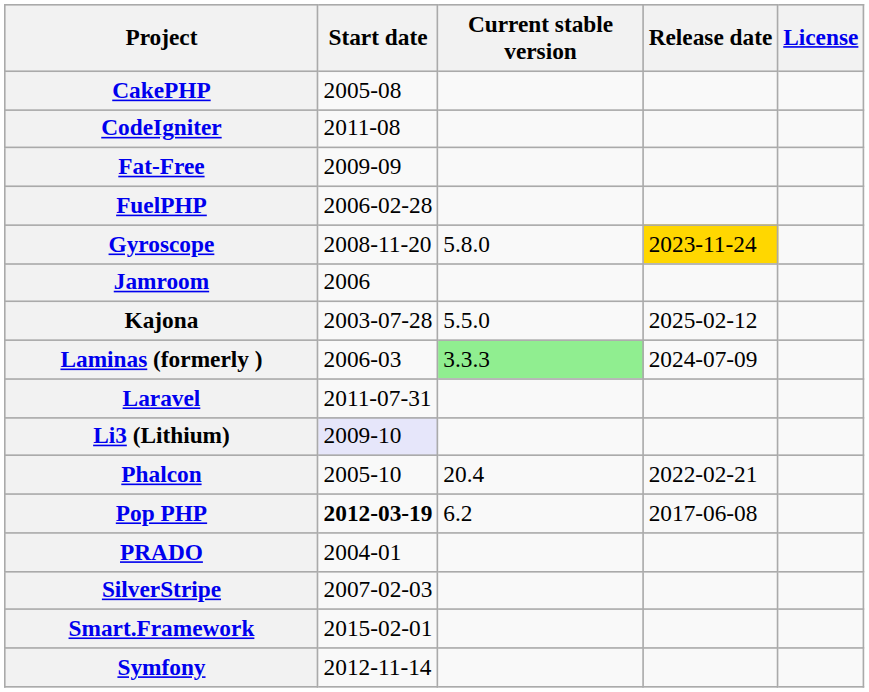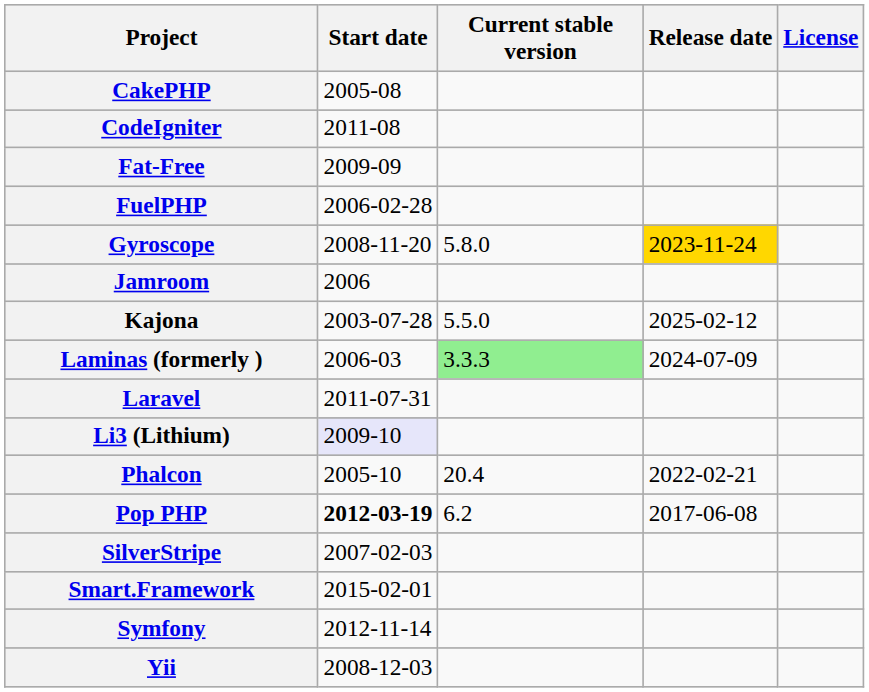- row: (161, 551)
+ row: (161, 667)
